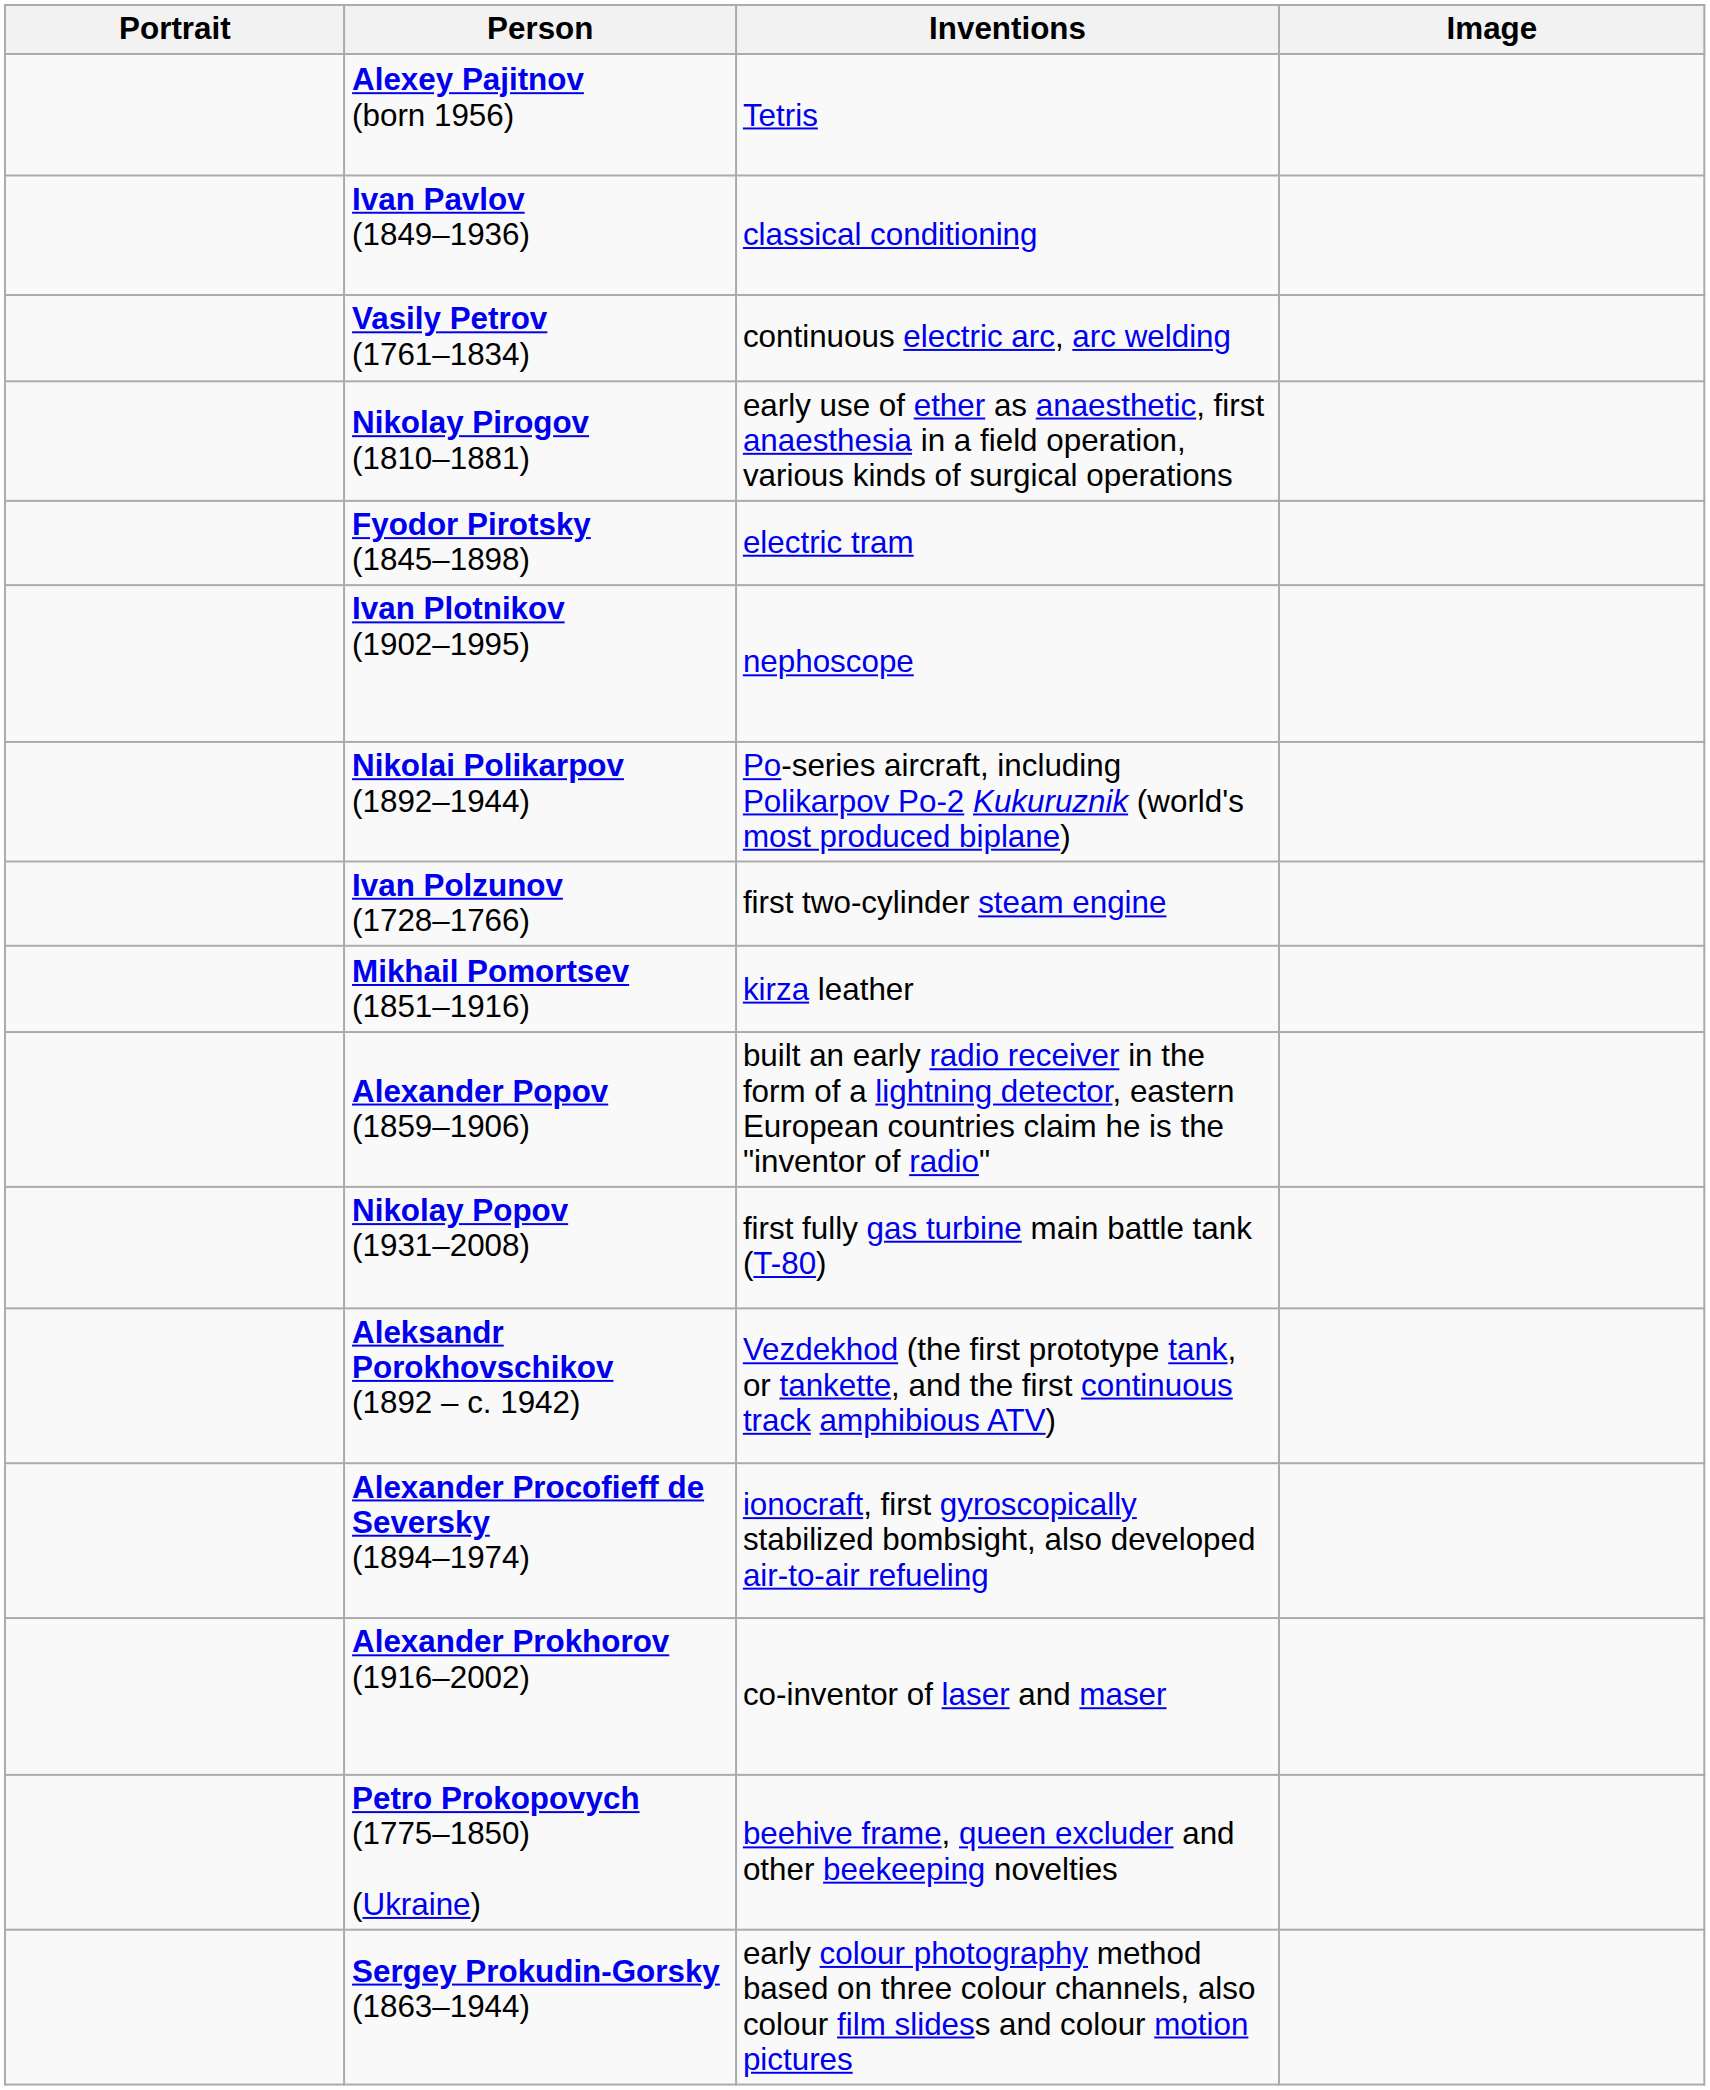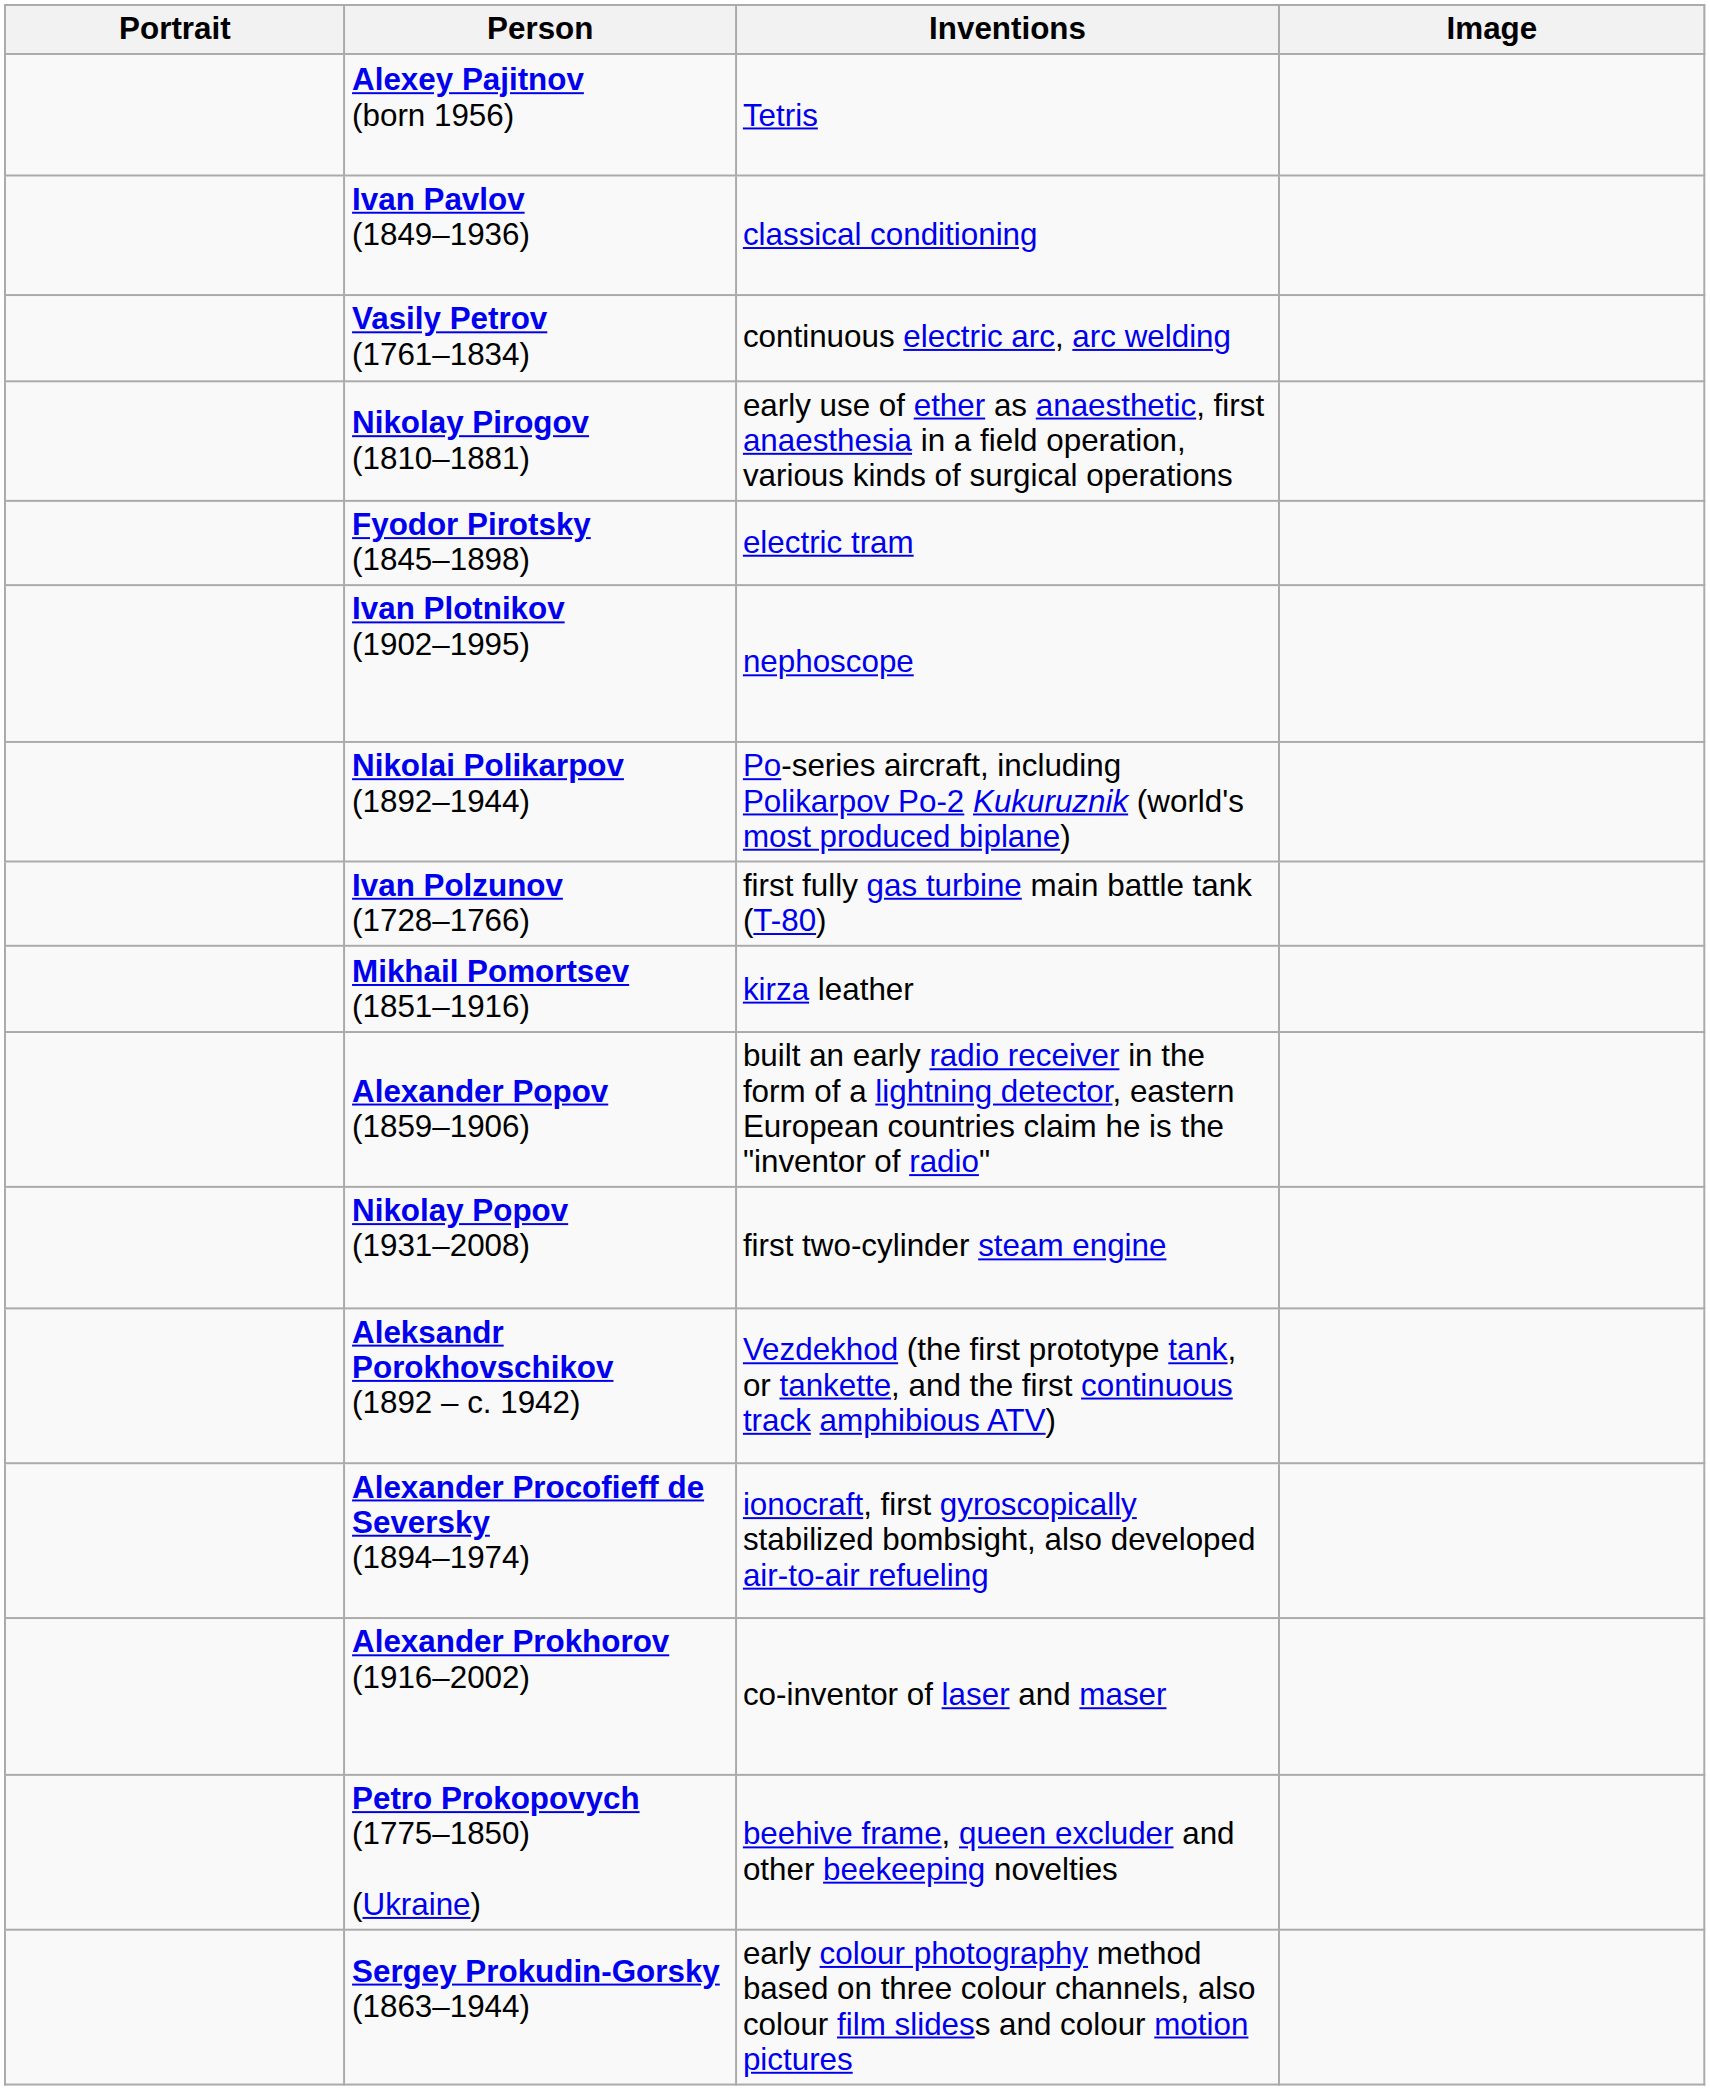(955, 903) first two-cylinder steam engine -> (997, 903) first fully gas turbine main battle tank (T-80)
(997, 1246) first fully gas turbine main battle tank (T-80) -> (955, 1246) first two-cylinder steam engine
